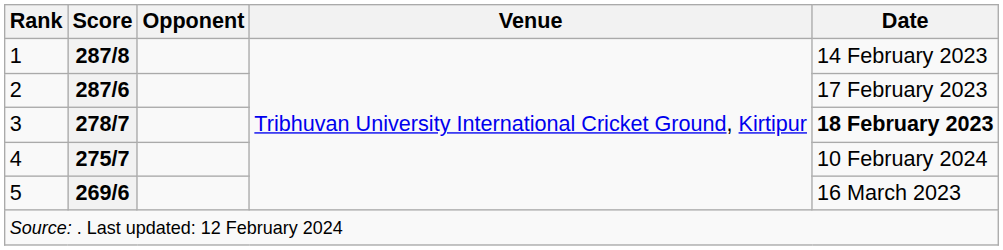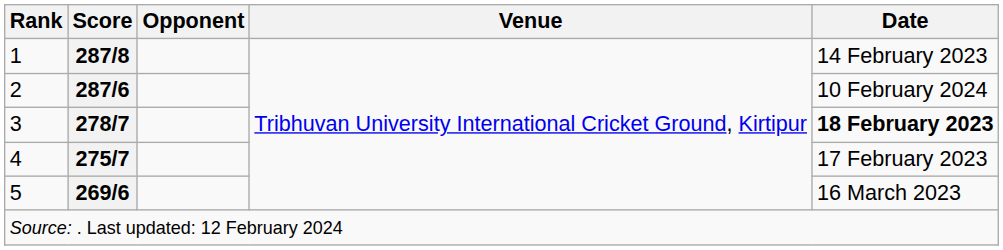(902, 90) 17 February 2023 -> (902, 90) 10 February 2024
(902, 158) 10 February 2024 -> (902, 158) 17 February 2023
